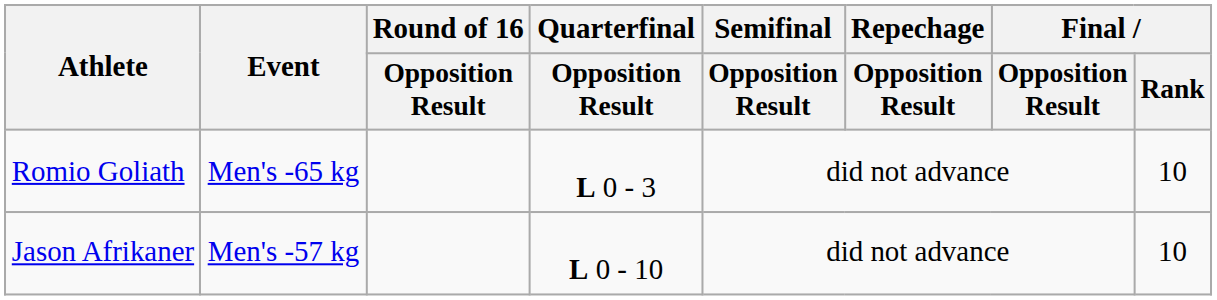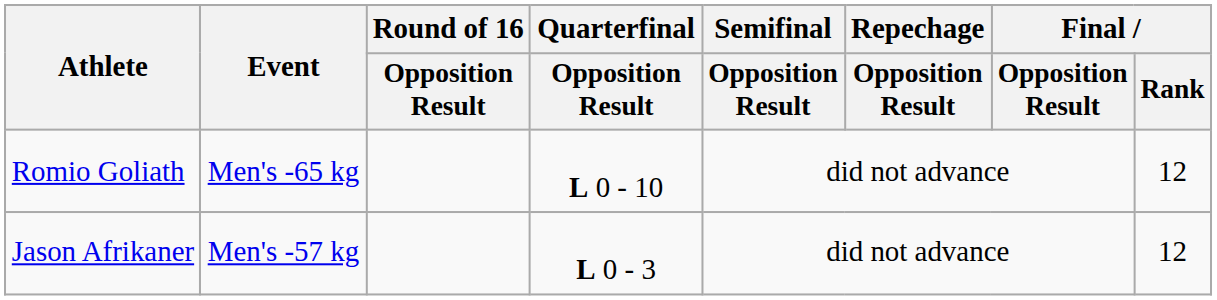(616, 187) L 0 - 3 -> (616, 187) L 0 - 10
(1172, 170) 10 -> (1172, 170) 12
(616, 269) L 0 - 10 -> (616, 269) L 0 - 3
(1172, 252) 10 -> (1172, 252) 12
